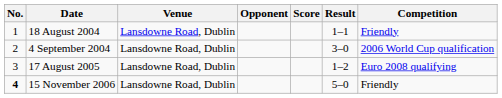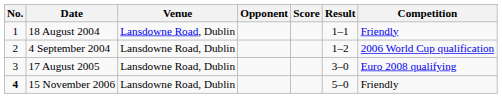(340, 48) 3–0 -> (340, 48) 1–2
(340, 66) 1–2 -> (340, 66) 3–0
